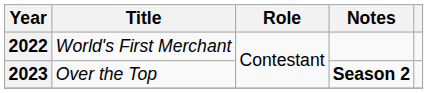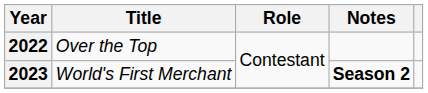(144, 46) World's First Merchant -> (106, 46) Over the Top
(106, 74) Over the Top -> (144, 74) World's First Merchant
